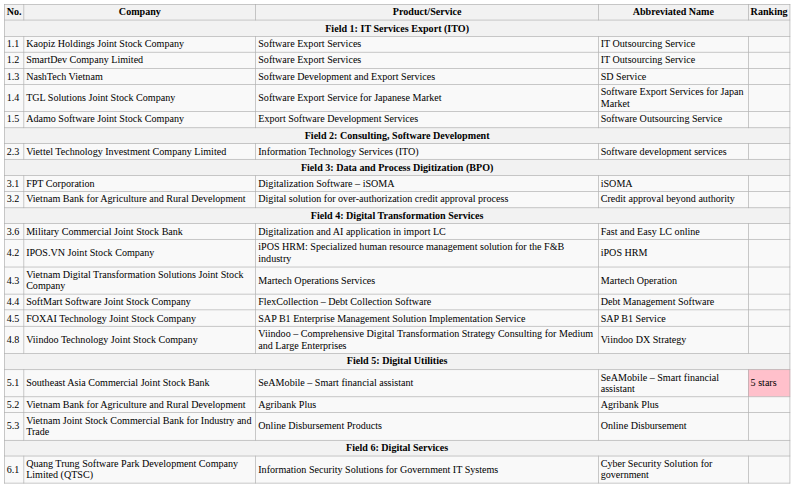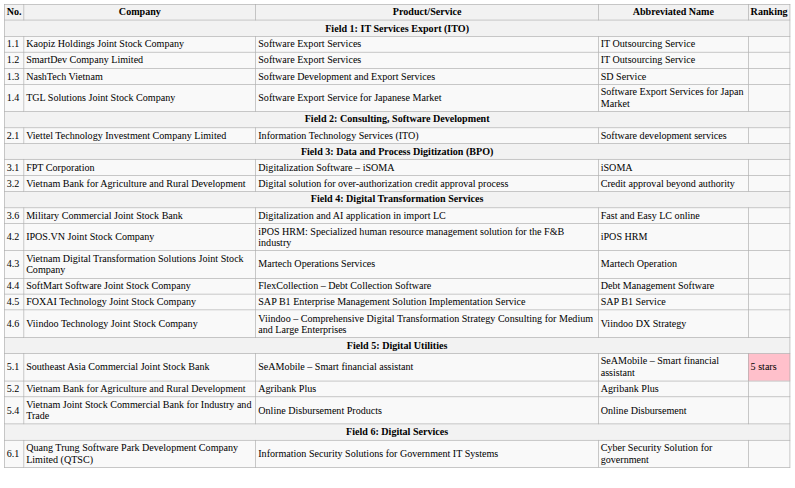- row: (105, 119)
(13, 151) 2.3 -> (13, 135) 2.1
(13, 339) 4.8 -> (13, 323) 4.6
(13, 426) 5.3 -> (13, 410) 5.4
